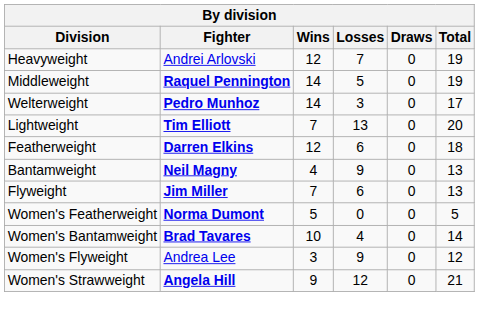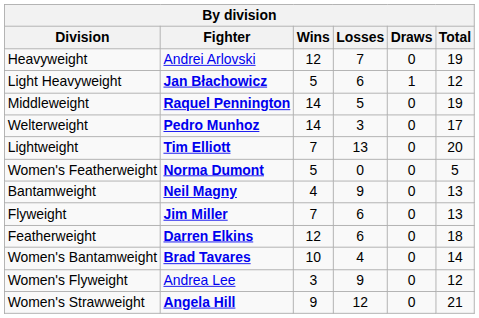+ row: (65, 81)
rows swapped: (52, 147) <-> (82, 214)
